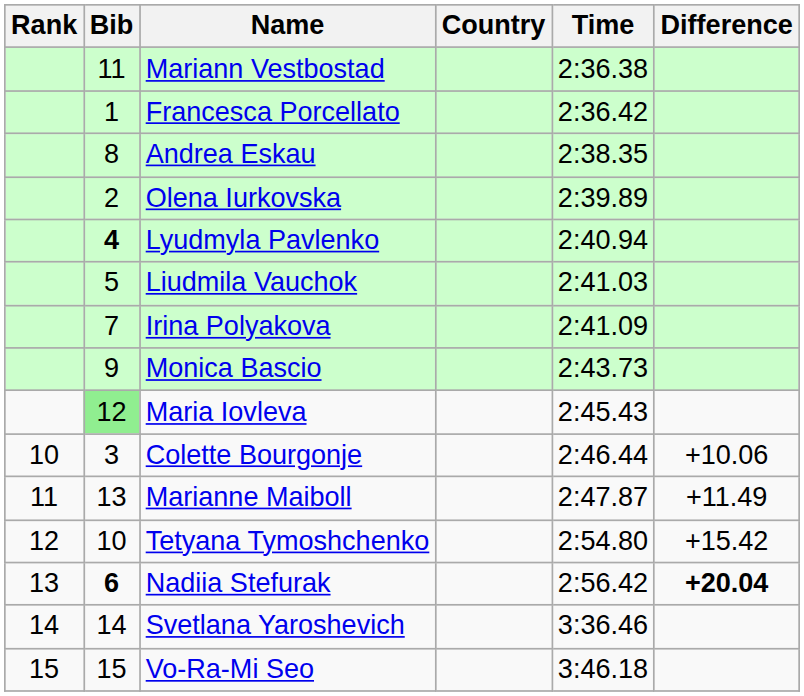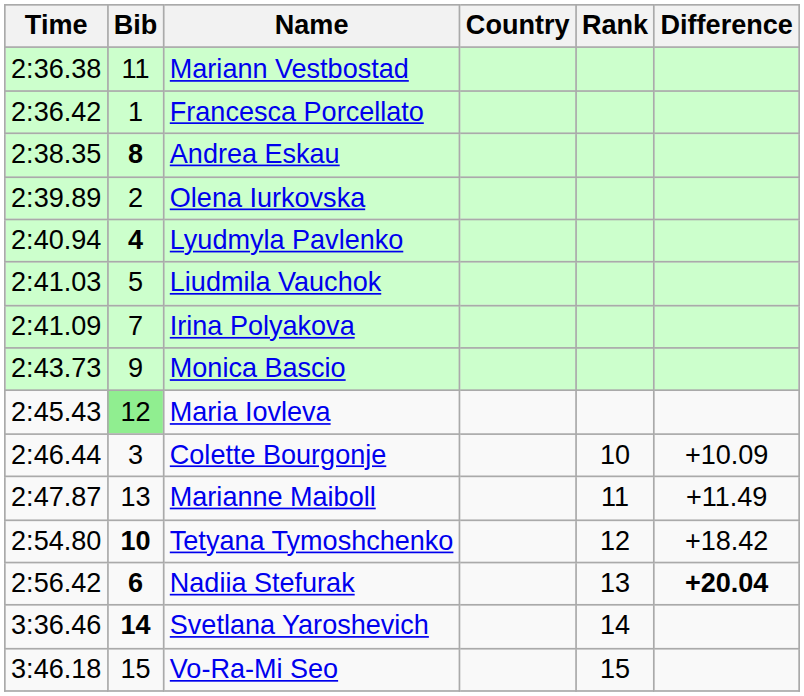columns swapped: (44, 25) <-> (603, 25)
(111, 154) normal -> (136, 154) bold
(727, 454) +10.06 -> (727, 454) +10.09
(111, 540) normal -> (136, 540) bold
(727, 540) +15.42 -> (727, 540) +18.42
(111, 626) normal -> (136, 626) bold
